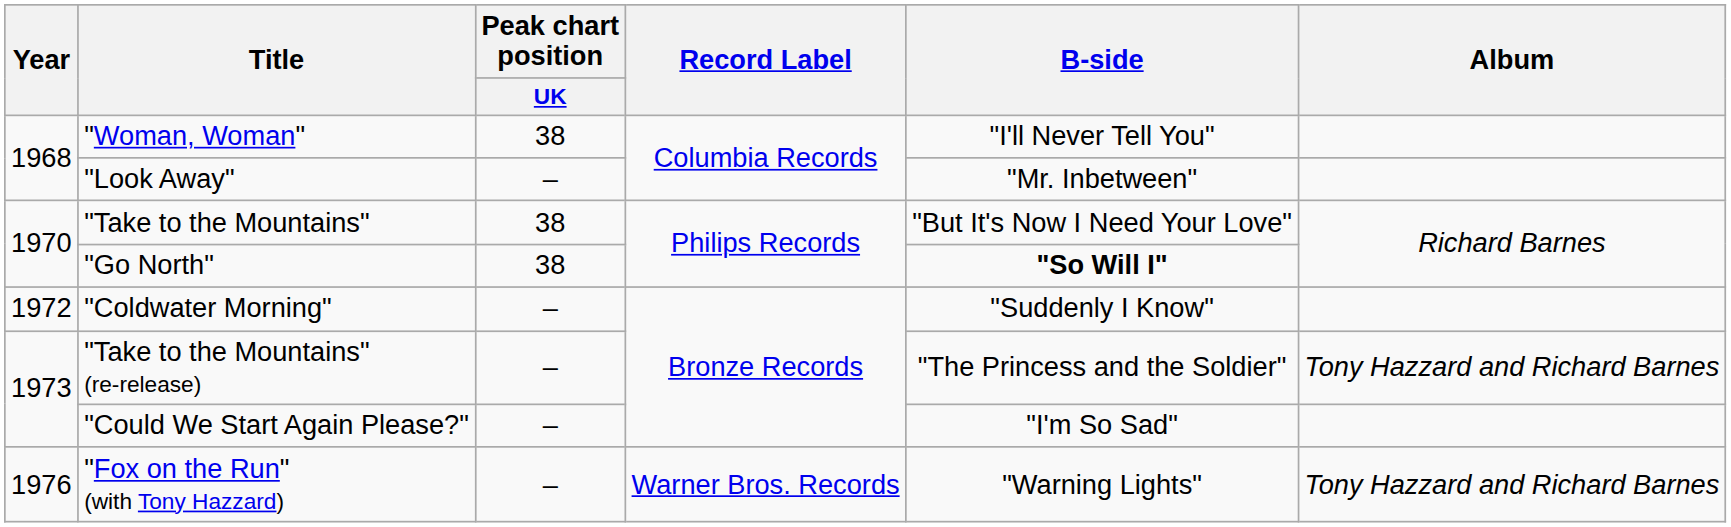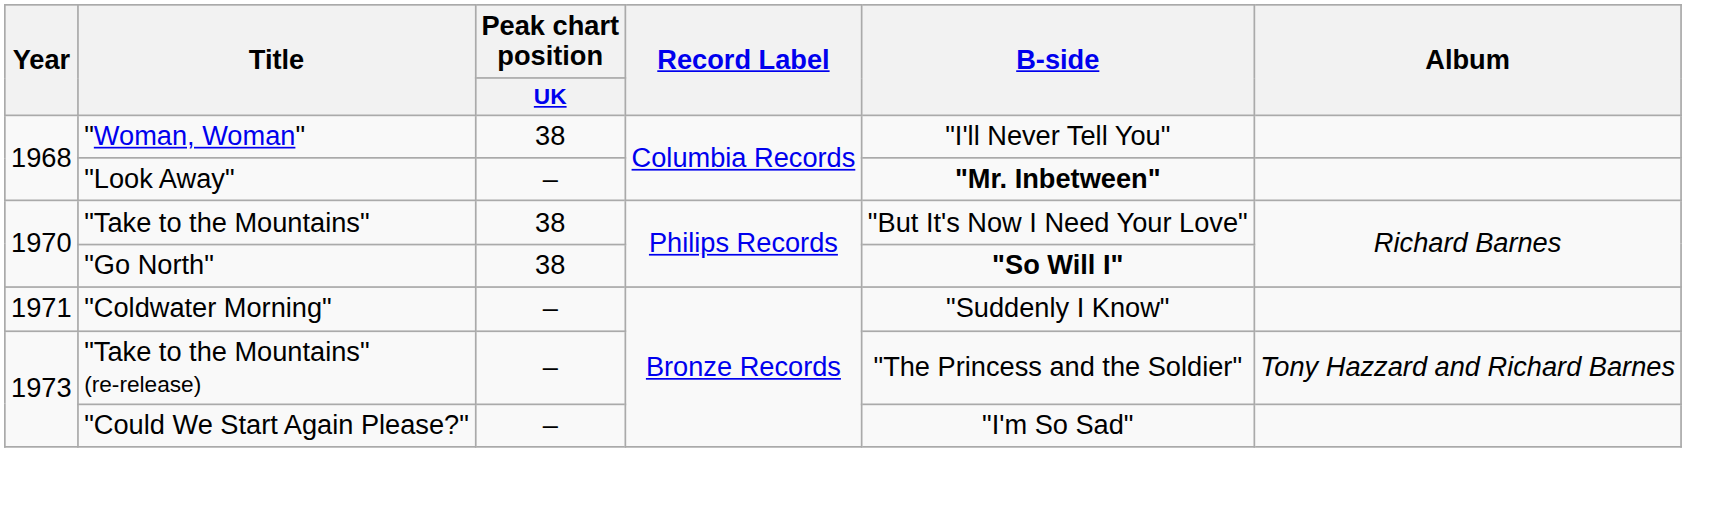(1102, 179) normal -> (1058, 179) bold
(41, 308) 1972 -> (41, 308) 1971
- row: (187, 483)
